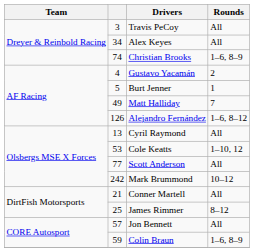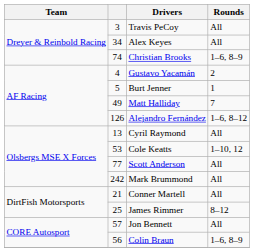(222, 179) 10–12 -> (216, 179) All
(117, 240) 59 -> (117, 240) 56
